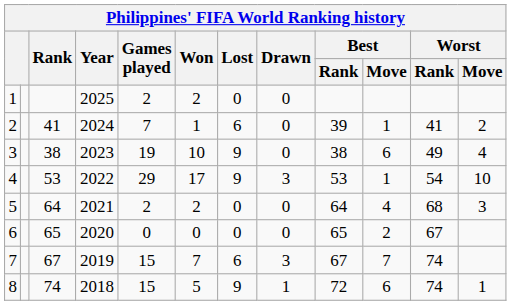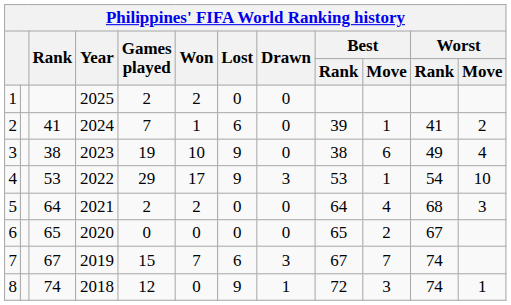(147, 286) 15 -> (147, 286) 12
(196, 286) 5 -> (196, 286) 0
(386, 286) 6 -> (386, 286) 3
